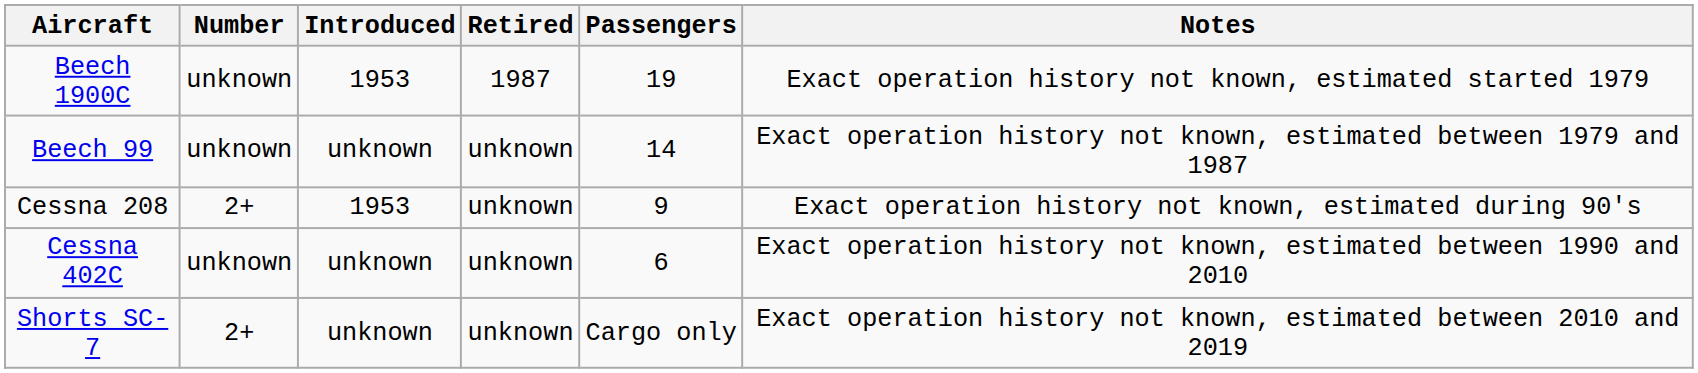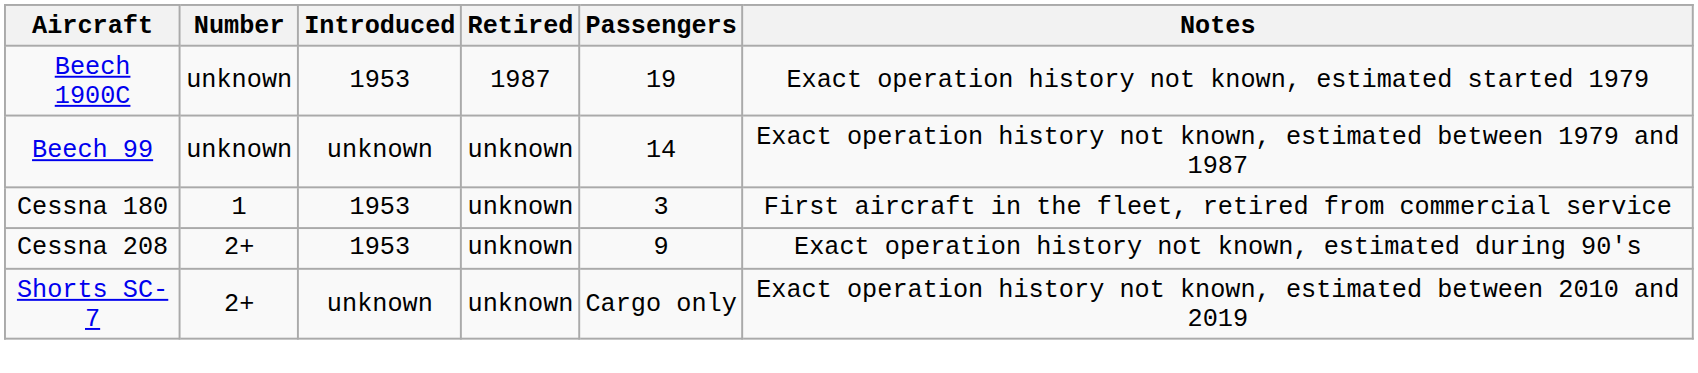+ row: (93, 207)
- row: (93, 263)
